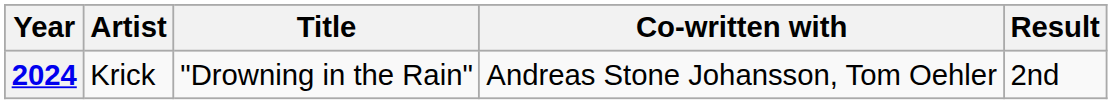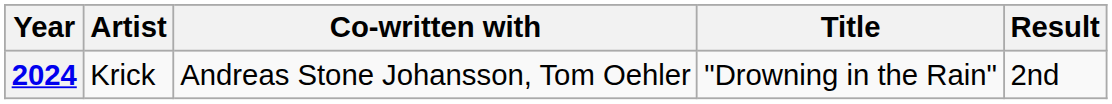columns swapped: (327, 27) <-> (742, 27)
